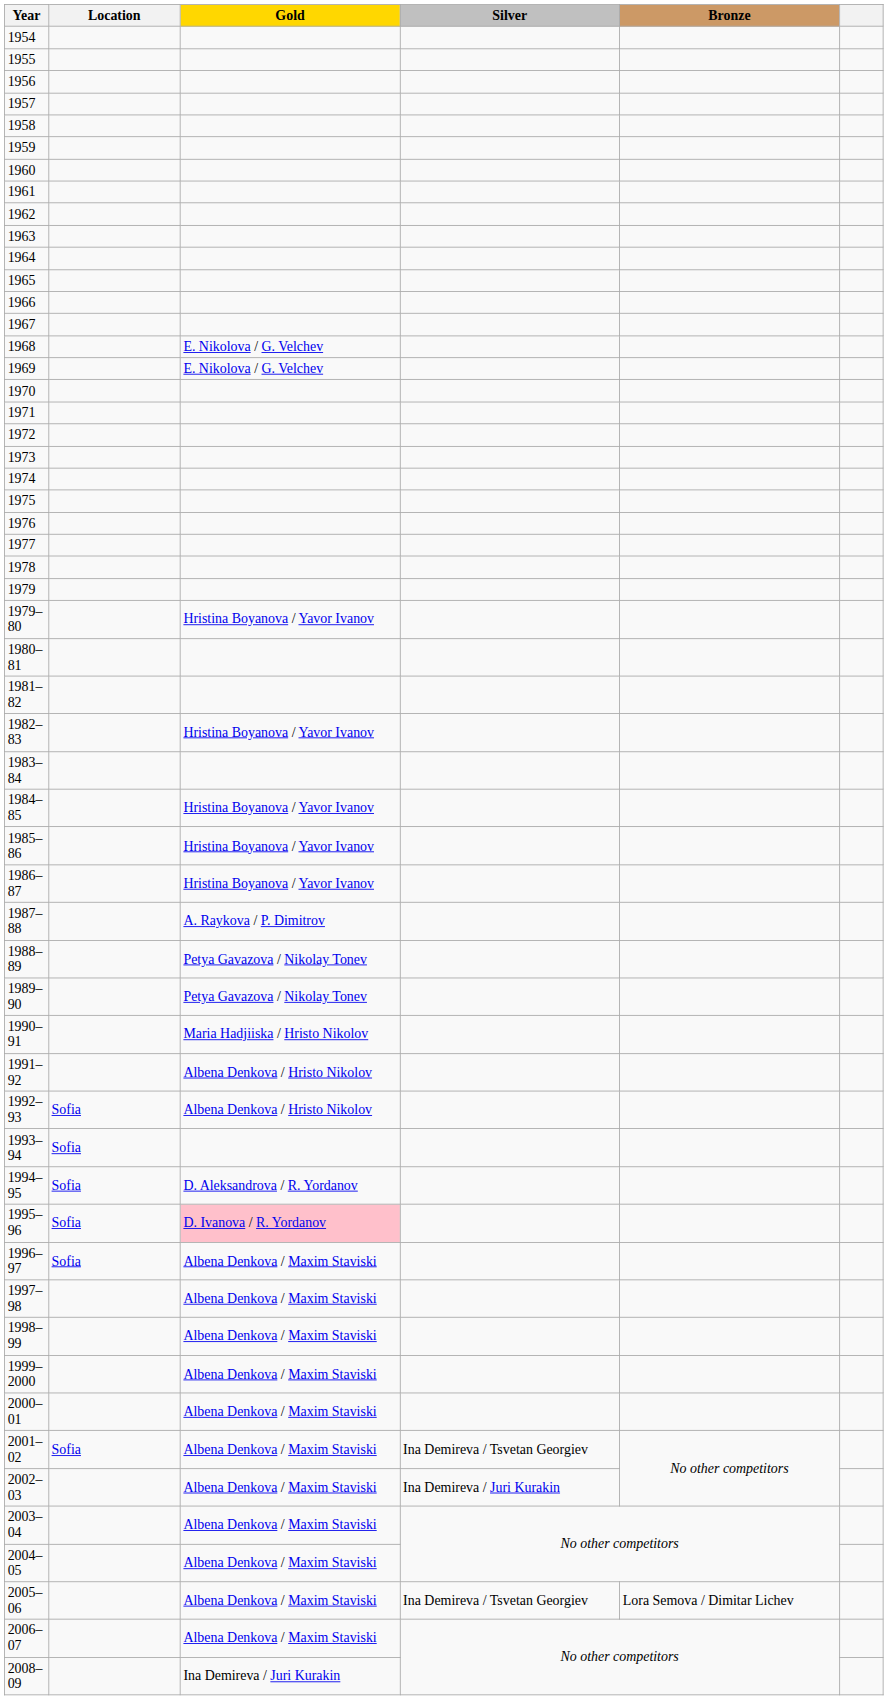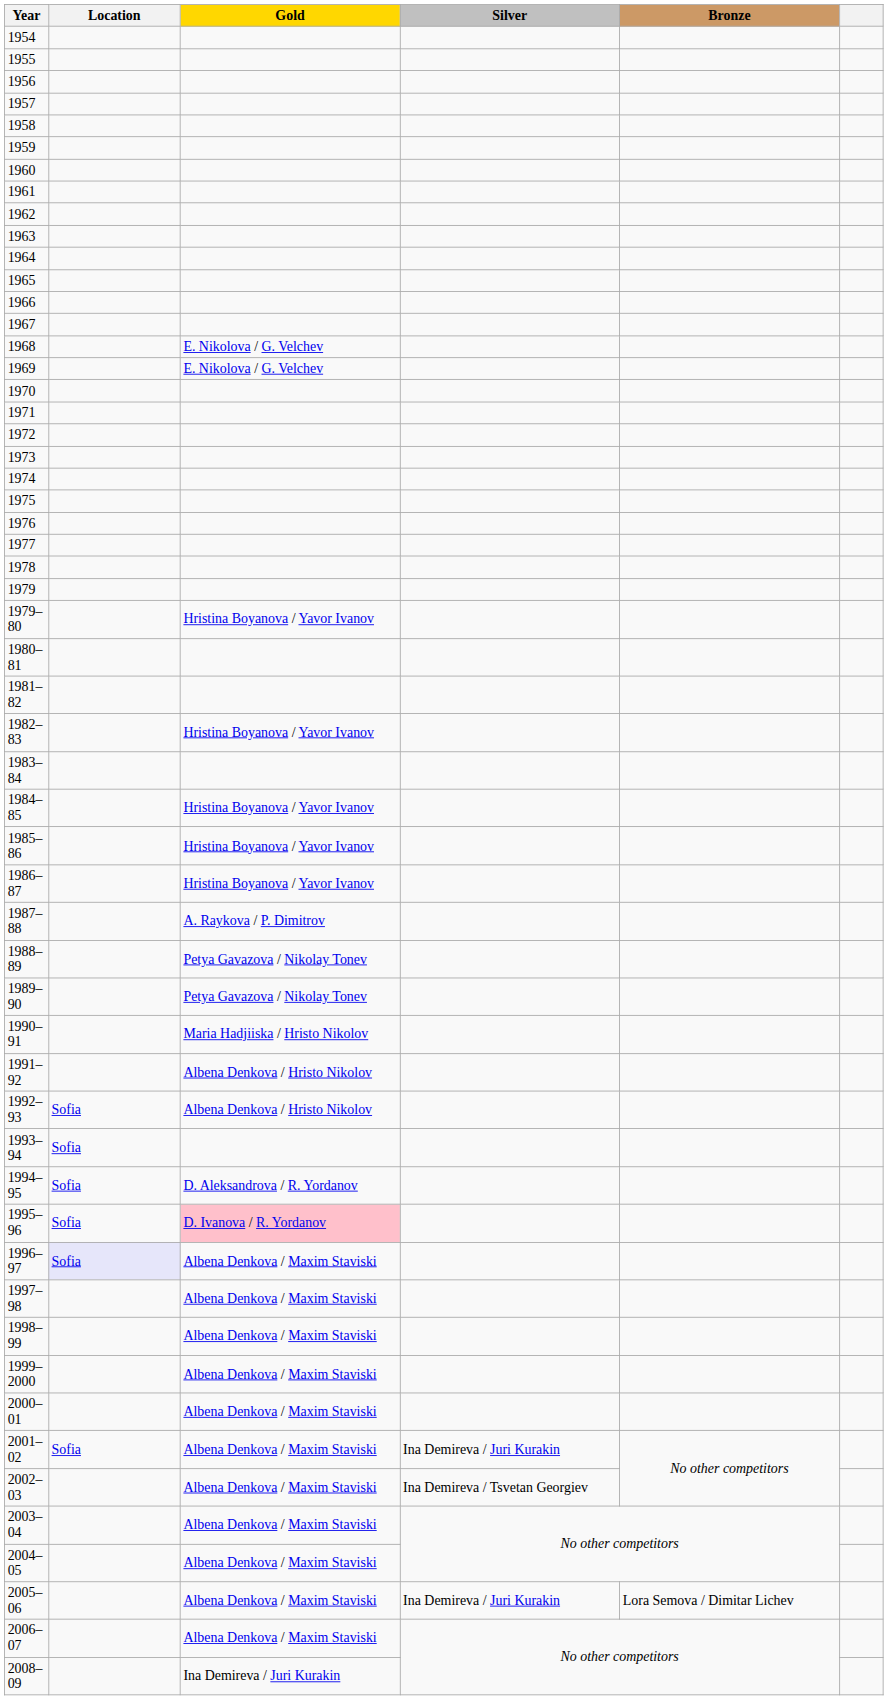(66, 1260) no background -> (66, 1260) lavender background
(496, 1449) Ina Demireva / Tsvetan Georgiev -> (482, 1449) Ina Demireva / Juri Kurakin
(482, 1487) Ina Demireva / Juri Kurakin -> (496, 1487) Ina Demireva / Tsvetan Georgiev
(496, 1600) Ina Demireva / Tsvetan Georgiev -> (482, 1600) Ina Demireva / Juri Kurakin
